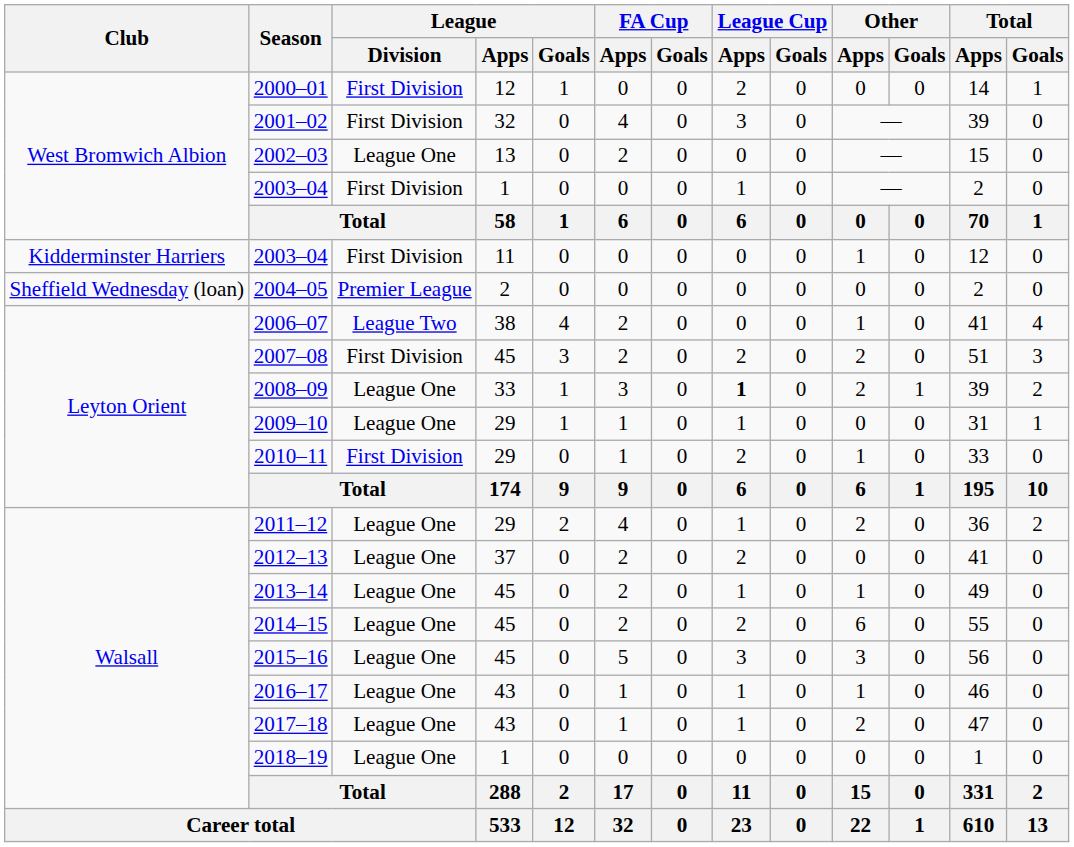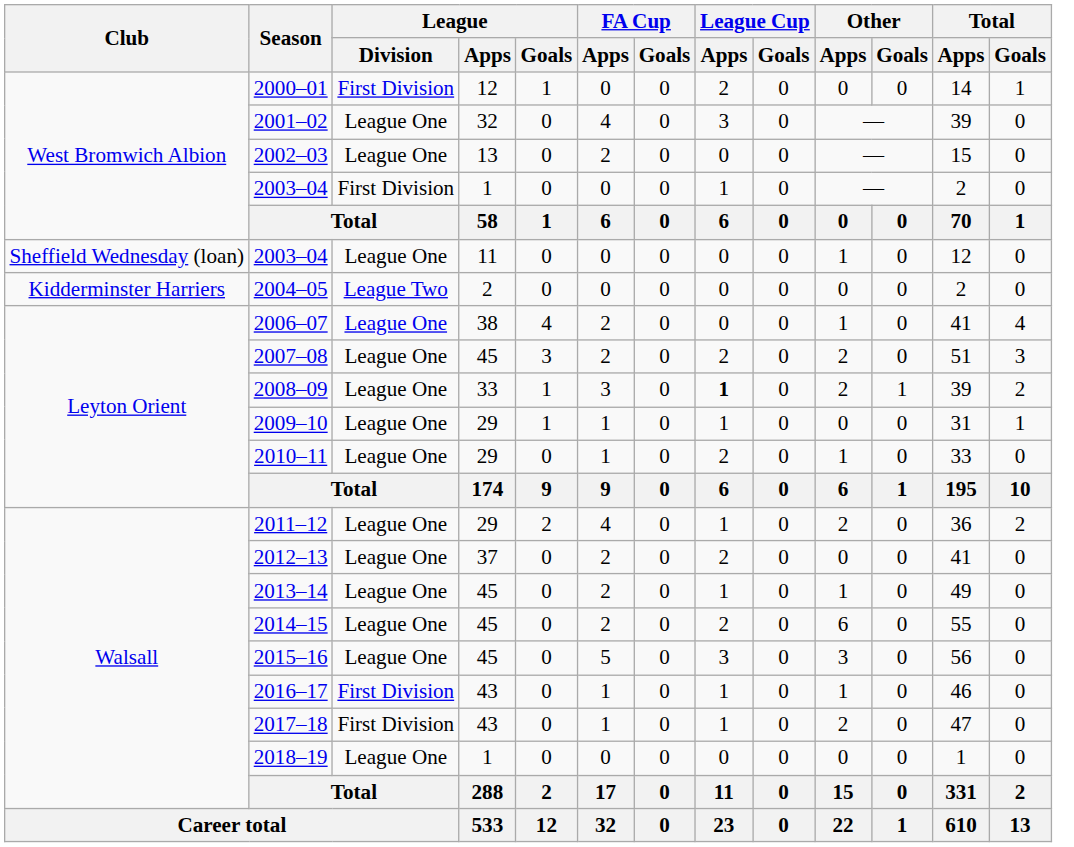(405, 121) First Division -> (396, 121) League One
(127, 255) Kidderminster Harriers -> (127, 255) Sheffield Wednesday (loan)
(405, 255) First Division -> (396, 255) League One
(127, 289) Sheffield Wednesday (loan) -> (127, 289) Kidderminster Harriers
(405, 289) Premier League -> (396, 289) League Two
(405, 322) League Two -> (396, 322) League One
(405, 356) First Division -> (396, 356) League One
(405, 456) First Division -> (396, 456) League One
(405, 691) League One -> (396, 691) First Division
(405, 724) League One -> (396, 724) First Division
